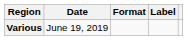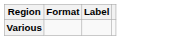- column: (77, 12)
